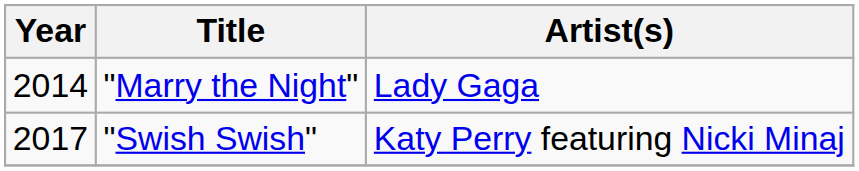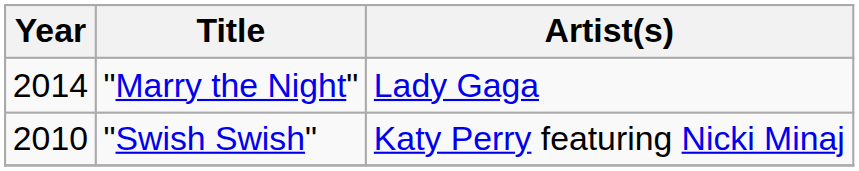(50, 138) 2017 -> (50, 138) 2010
